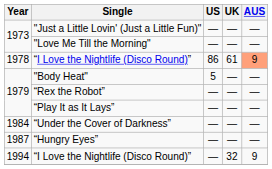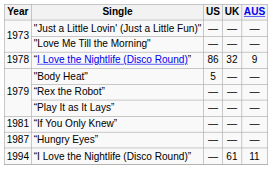(232, 60) 61 -> (232, 60) 32
(254, 60) lightsalmon background -> (254, 60) no background
+ row: (18, 124)
- row: (18, 124)
(232, 156) 32 -> (232, 156) 61
(254, 156) 9 -> (254, 156) 11
